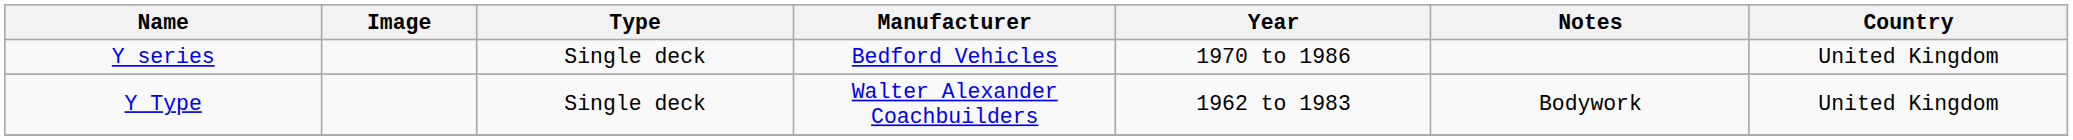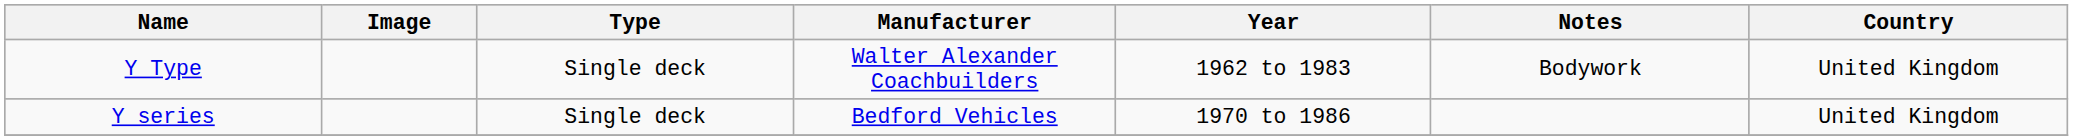rows swapped: (163, 57) <-> (163, 105)
